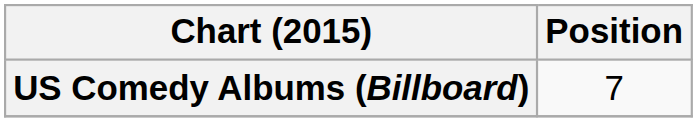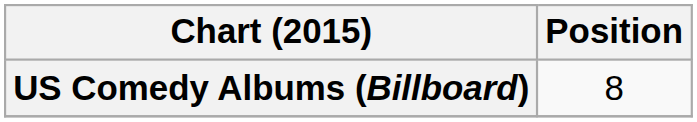(614, 87) 7 -> (614, 87) 8
